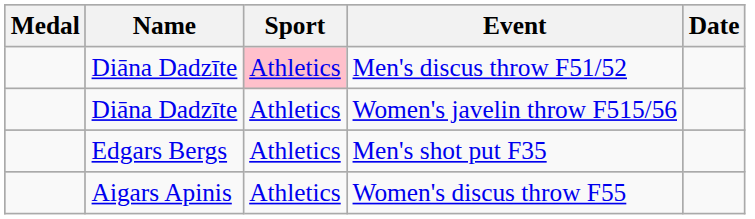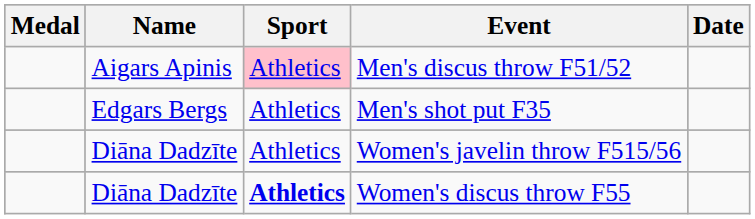(164, 67) Diāna Dadzīte -> (162, 67) Aigars Apinis
rows swapped: (515, 109) <-> (450, 151)
(162, 193) Aigars Apinis -> (164, 193) Diāna Dadzīte
(295, 193) normal -> (297, 193) bold
